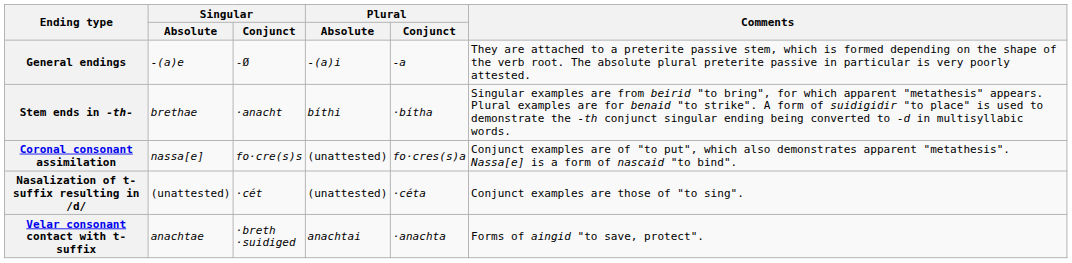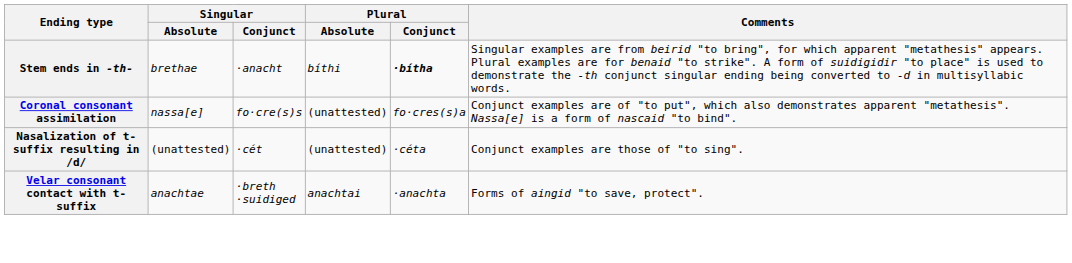- row: (76, 62)
(413, 112) normal -> (413, 69) bold
